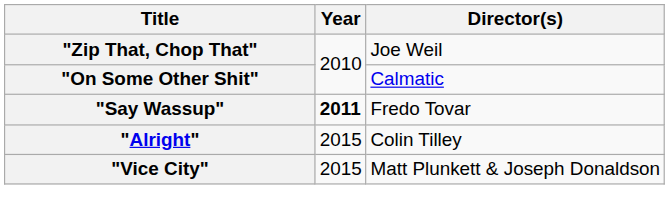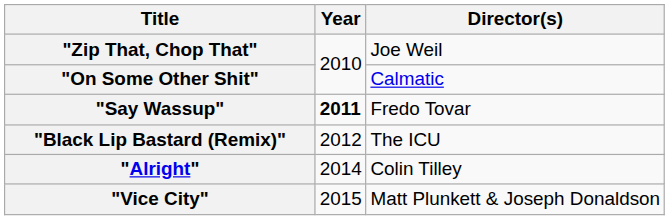+ row: (160, 139)
(341, 139) 2015 -> (341, 169) 2014
